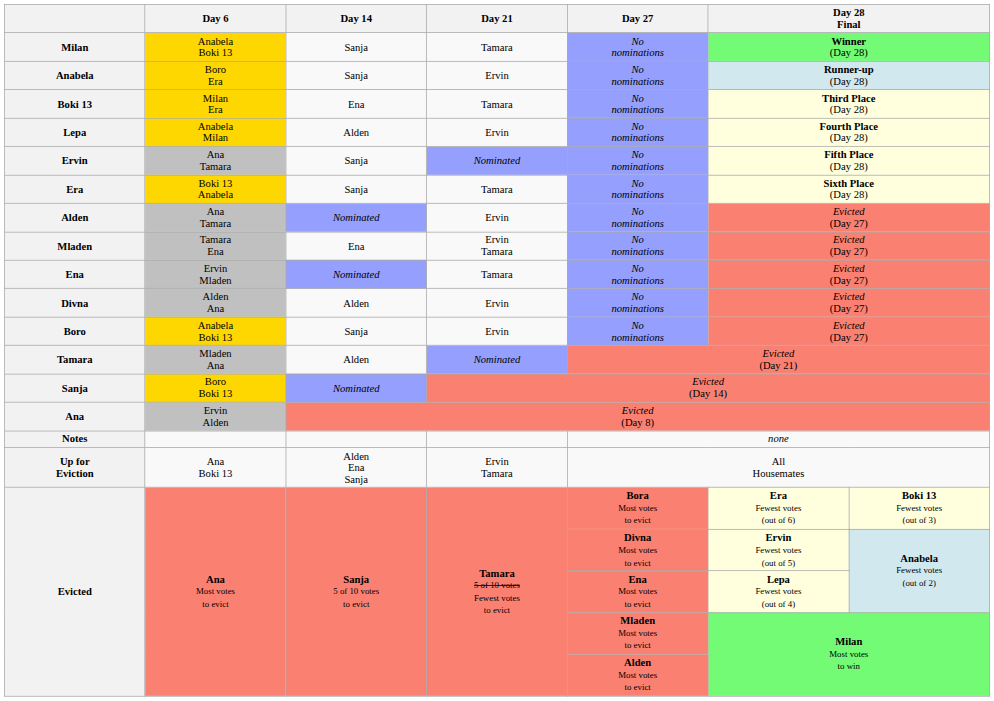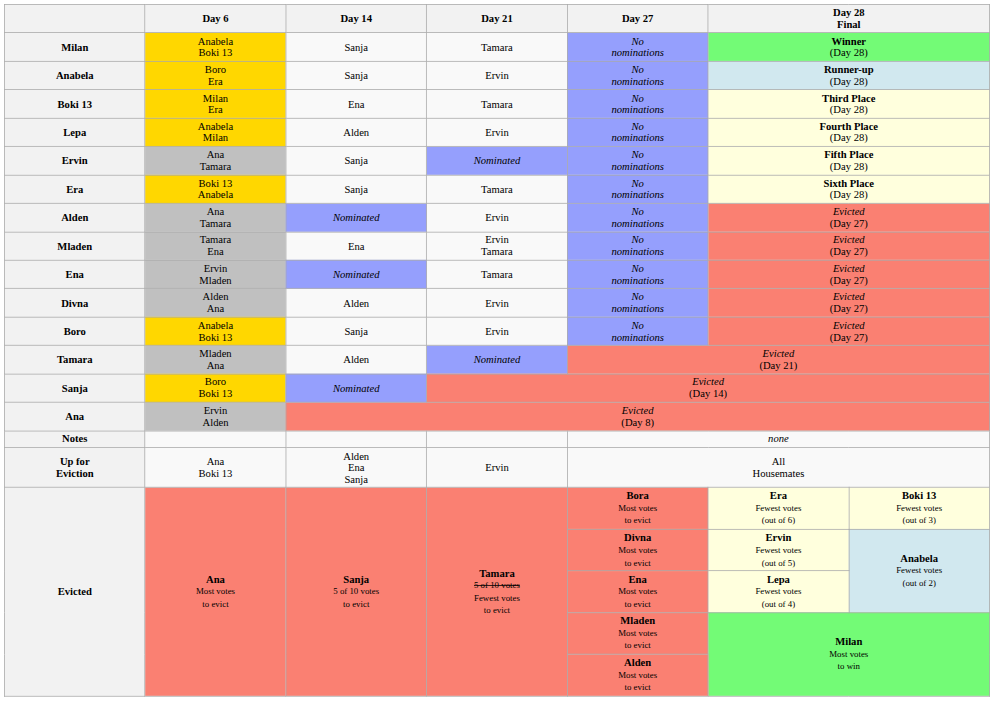(497, 467) Ervin Tamara -> (497, 467) Ervin
